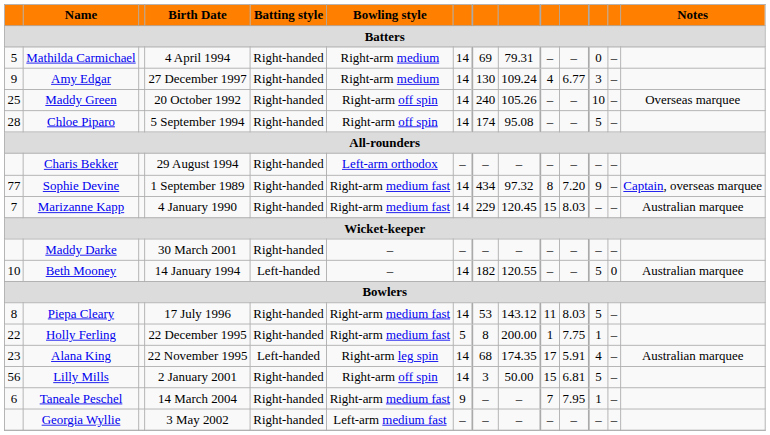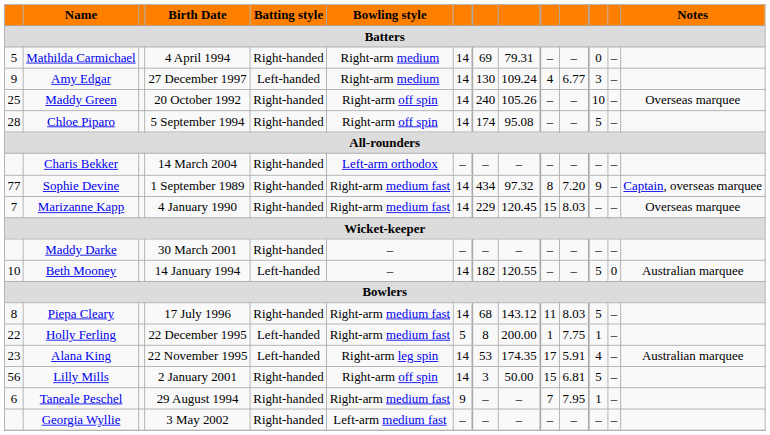(289, 79) Right-handed -> (288, 79) Left-handed
(198, 164) 29 August 1994 -> (198, 164) 14 March 2004
(693, 207) Australian marquee -> (693, 207) Overseas marquee
(486, 313) 53 -> (486, 313) 68
(289, 334) Right-handed -> (288, 334) Left-handed
(486, 356) 68 -> (486, 356) 53
(198, 398) 14 March 2004 -> (198, 398) 29 August 1994
